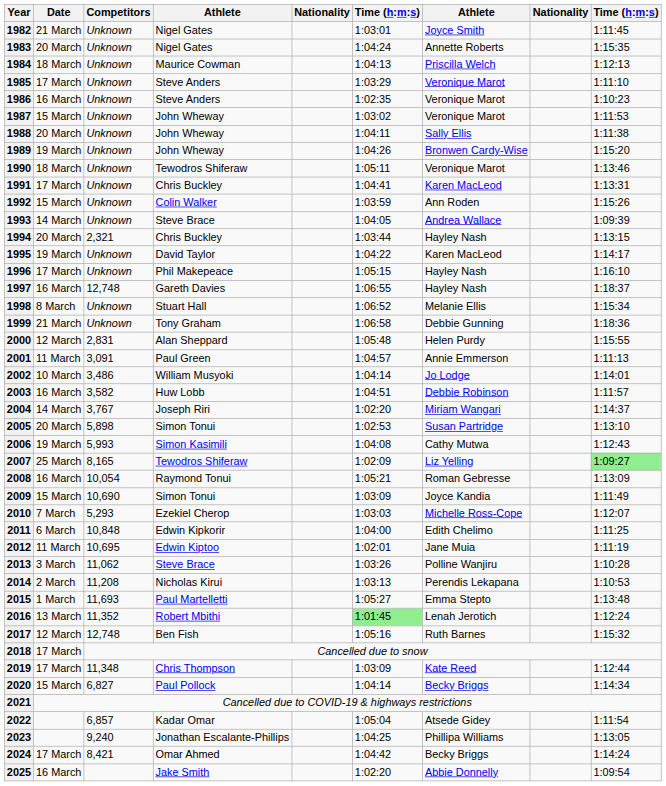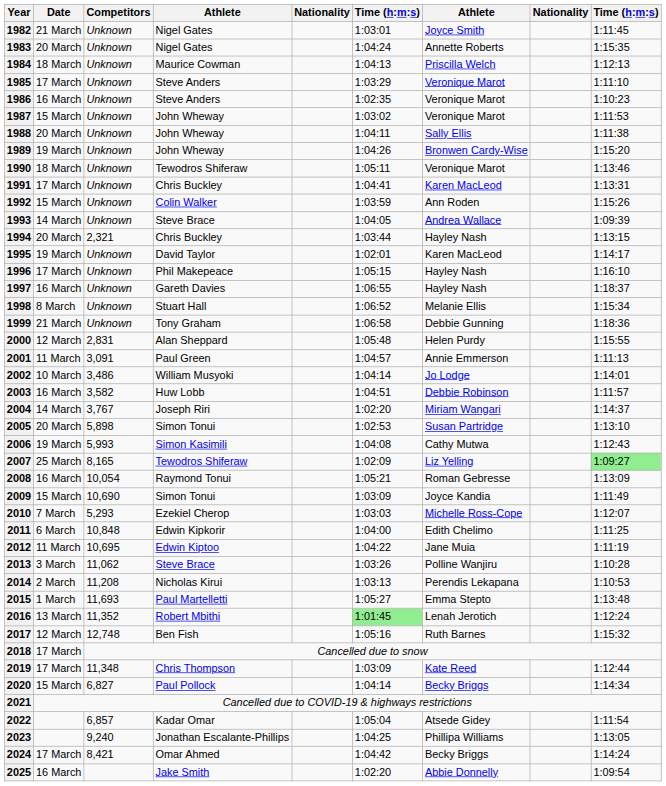(373, 254) 1:04:22 -> (373, 254) 1:02:01
(103, 289) 12,748 -> (109, 289) Unknown
(373, 548) 1:02:01 -> (373, 548) 1:04:22
